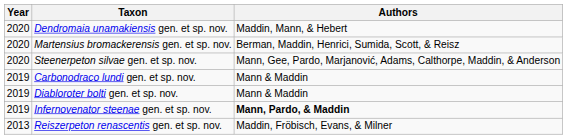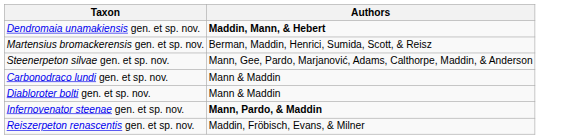- column: (18, 12)
(292, 28) normal -> (267, 28) bold
